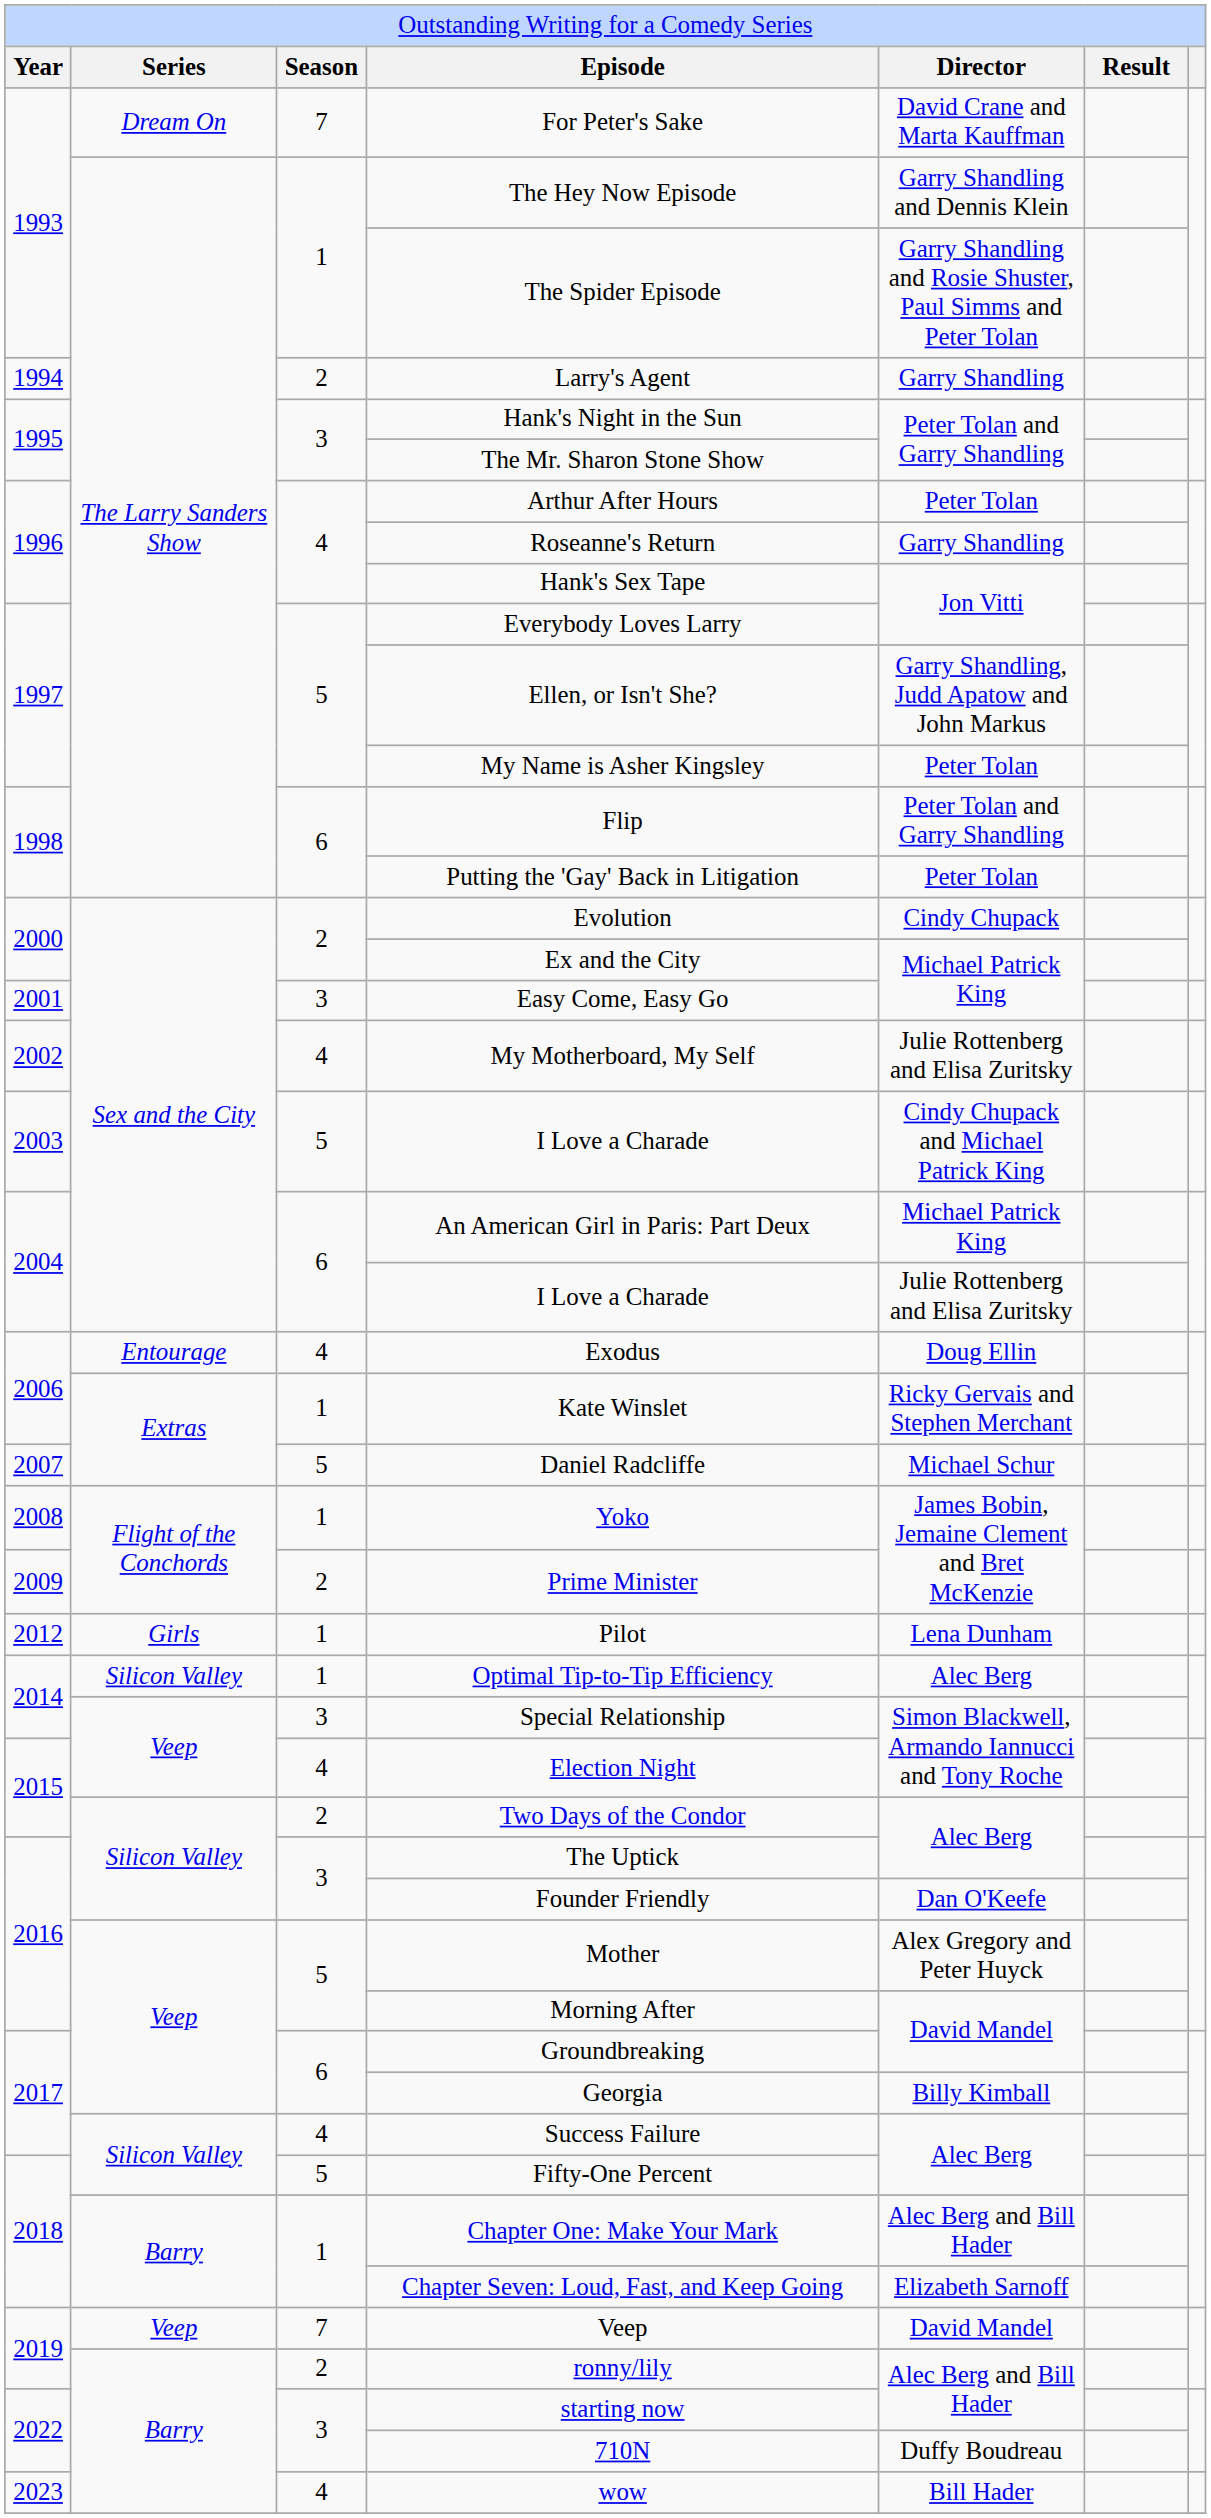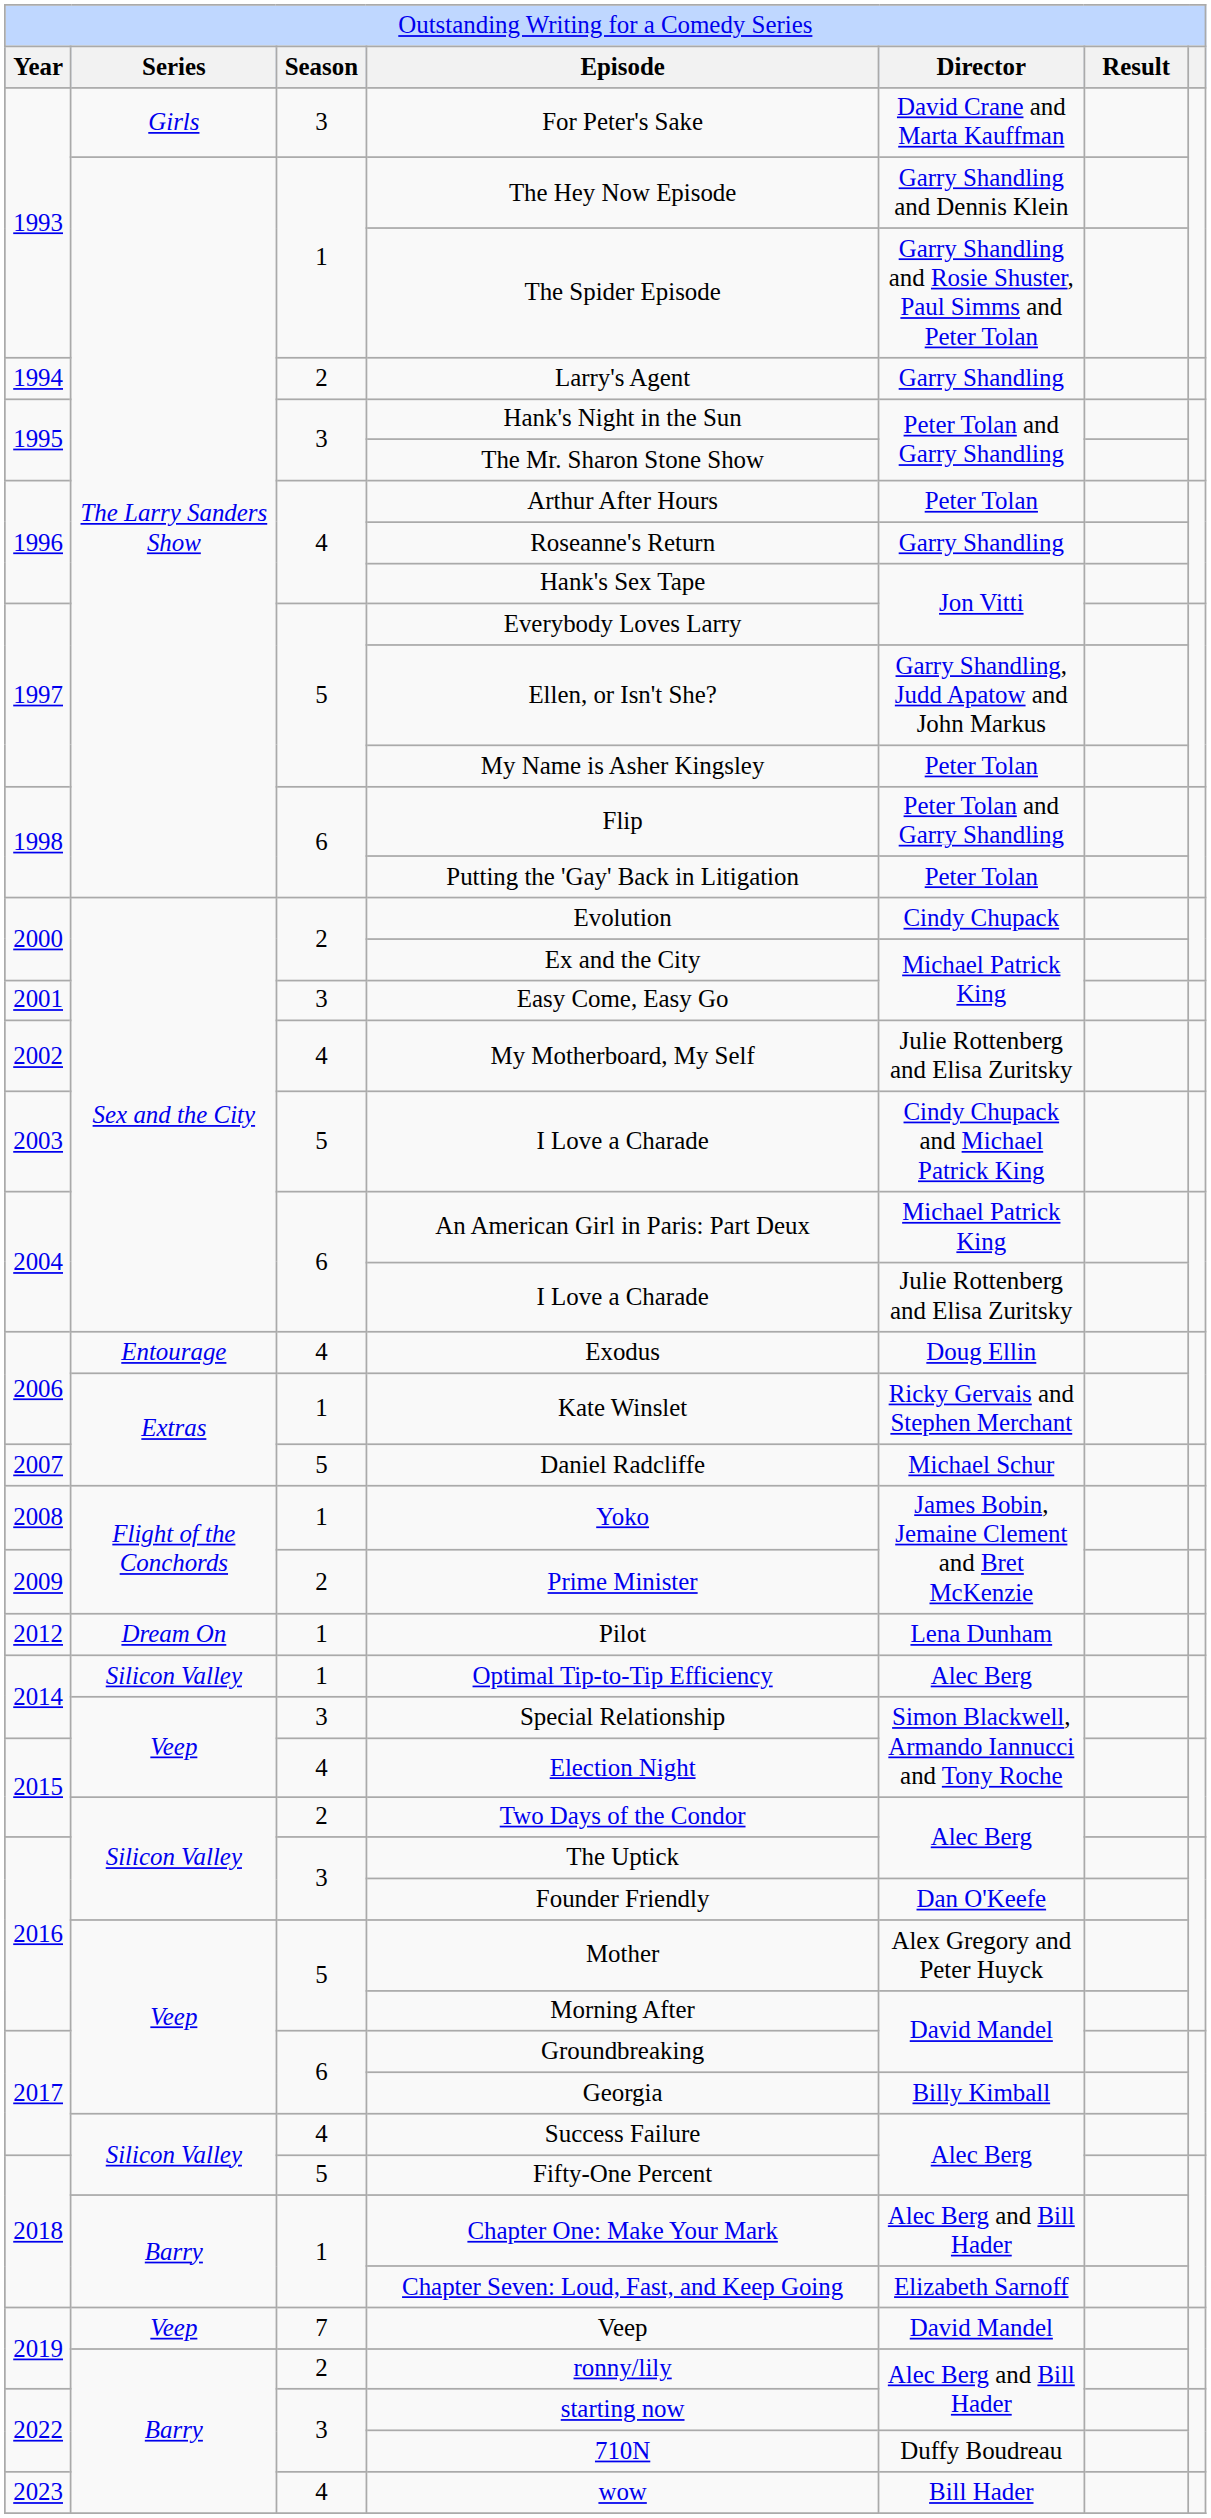(174, 122) Dream On -> (174, 122) Girls
(321, 122) 7 -> (321, 122) 3
(174, 1634) Girls -> (174, 1634) Dream On
